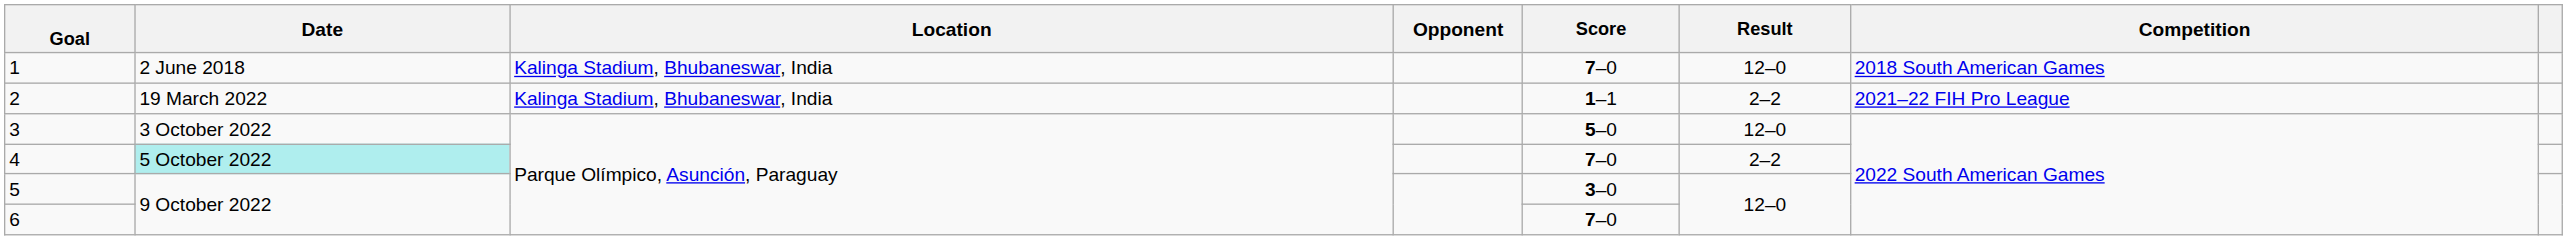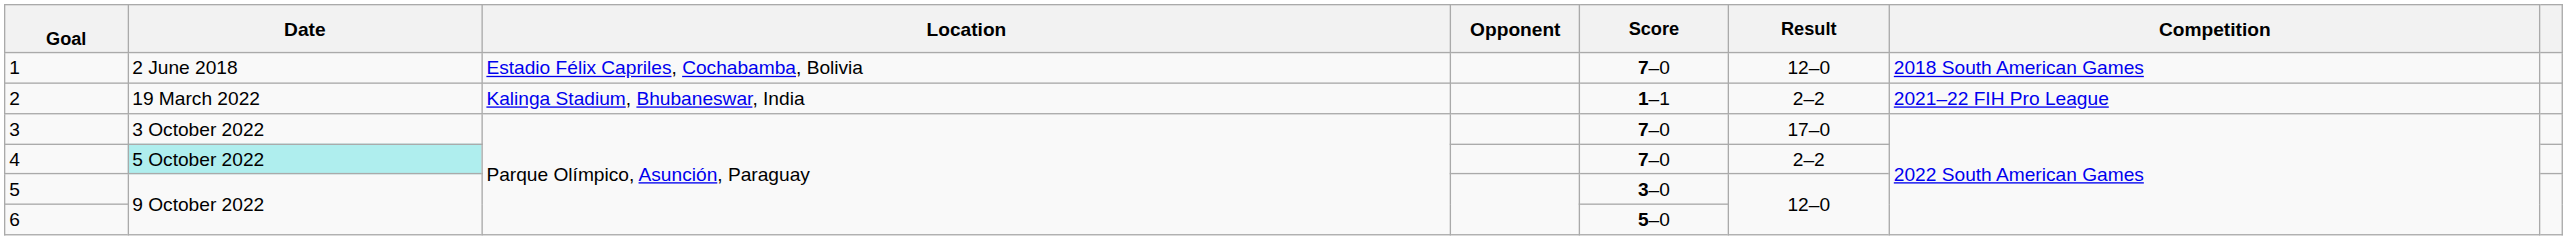(673, 69) Kalinga Stadium, Bhubaneswar, India -> (675, 69) Estadio Félix Capriles, Cochabamba, Bolivia
(1601, 129) 5–0 -> (1654, 129) 7–0
(1765, 129) 12–0 -> (1809, 129) 17–0
(1601, 220) 7–0 -> (1654, 220) 5–0
